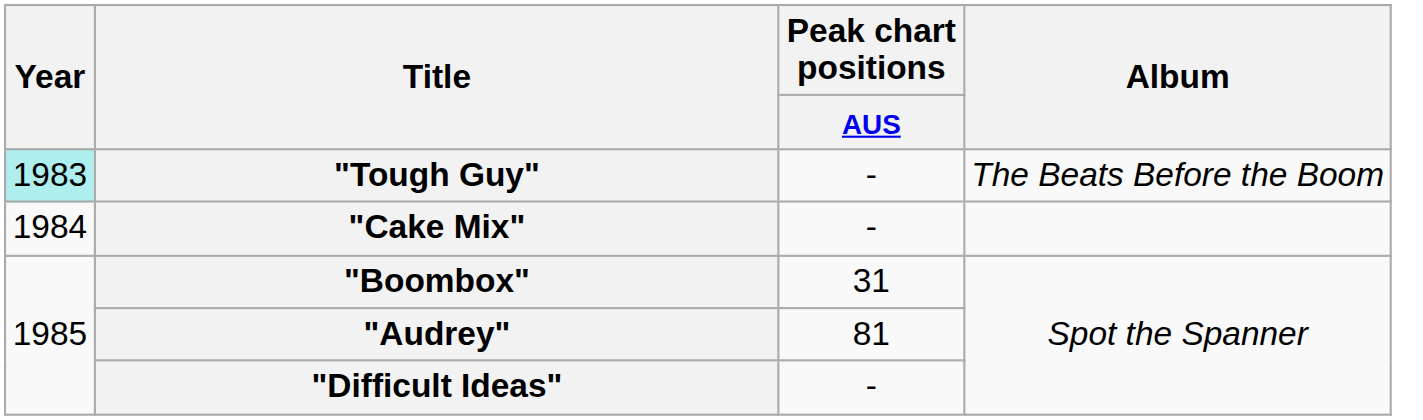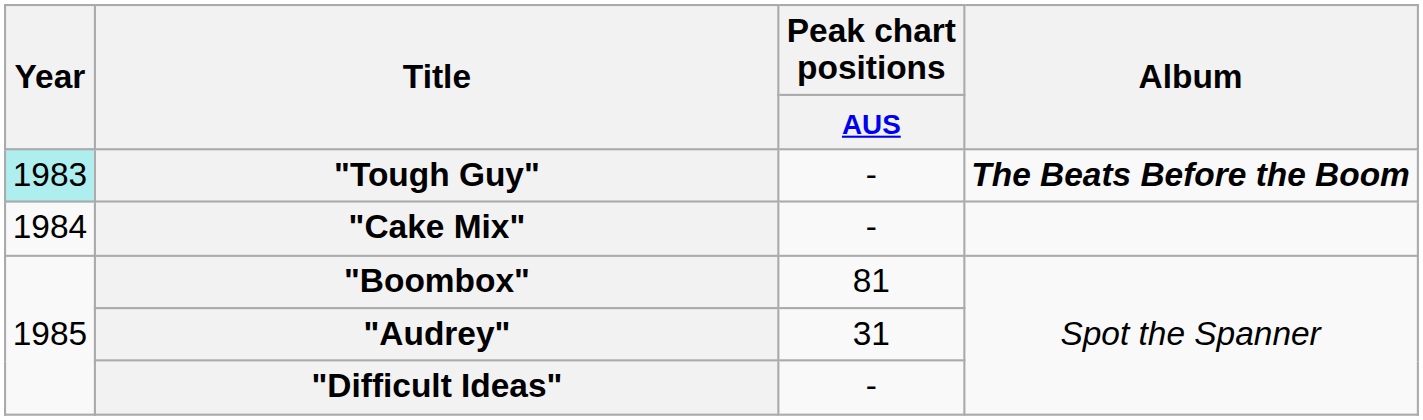(1178, 174) normal -> (1191, 174) bold
(871, 280) 31 -> (871, 280) 81
(871, 333) 81 -> (871, 333) 31
